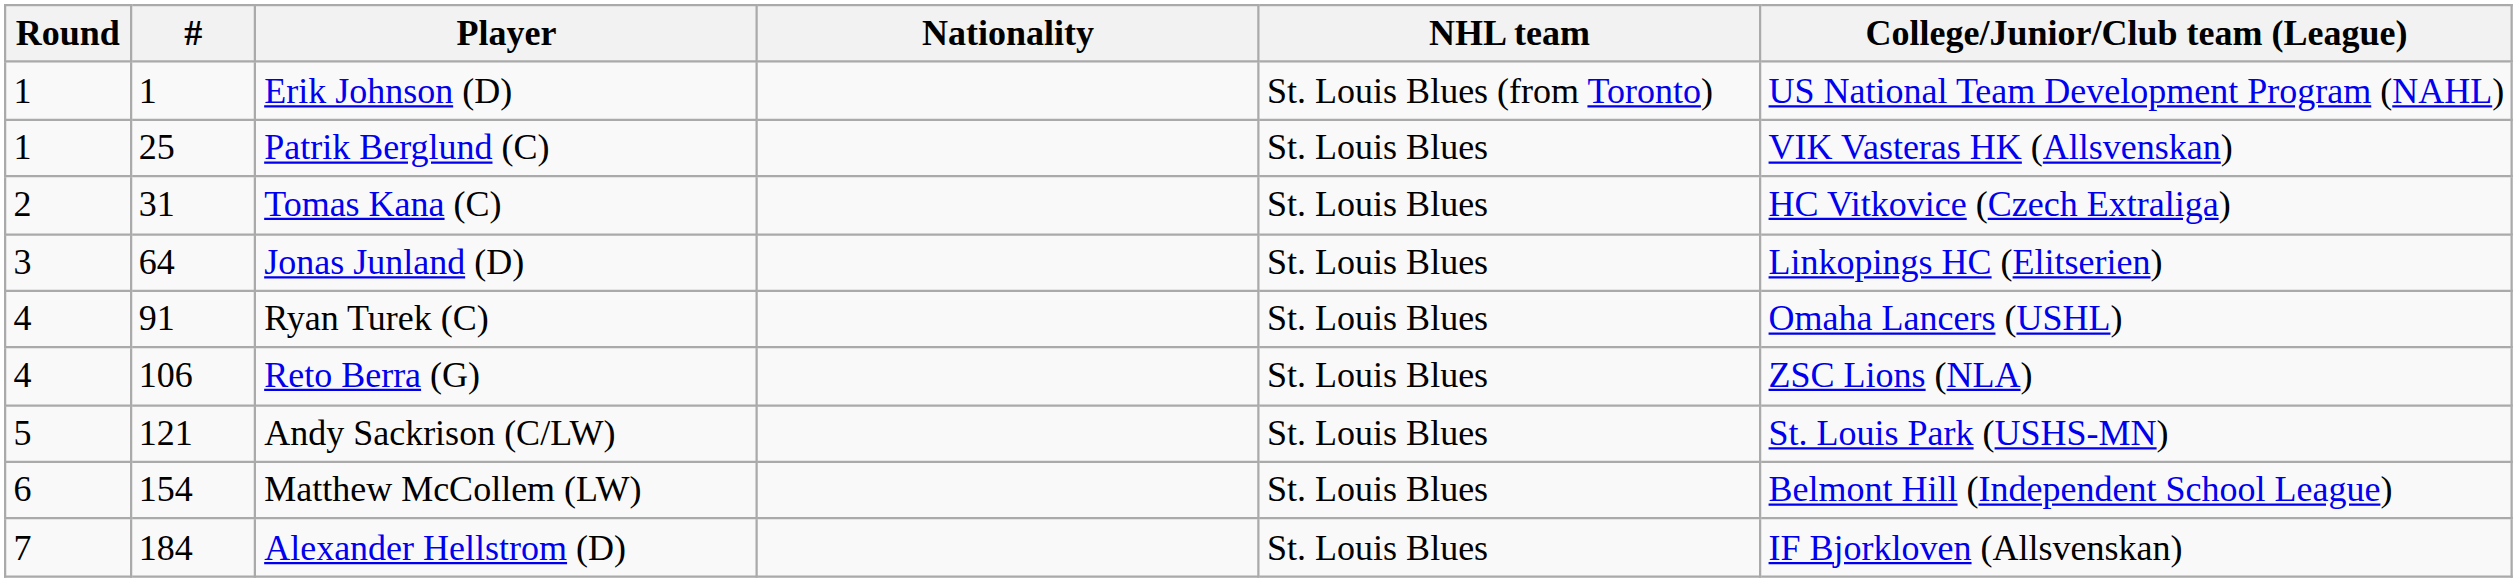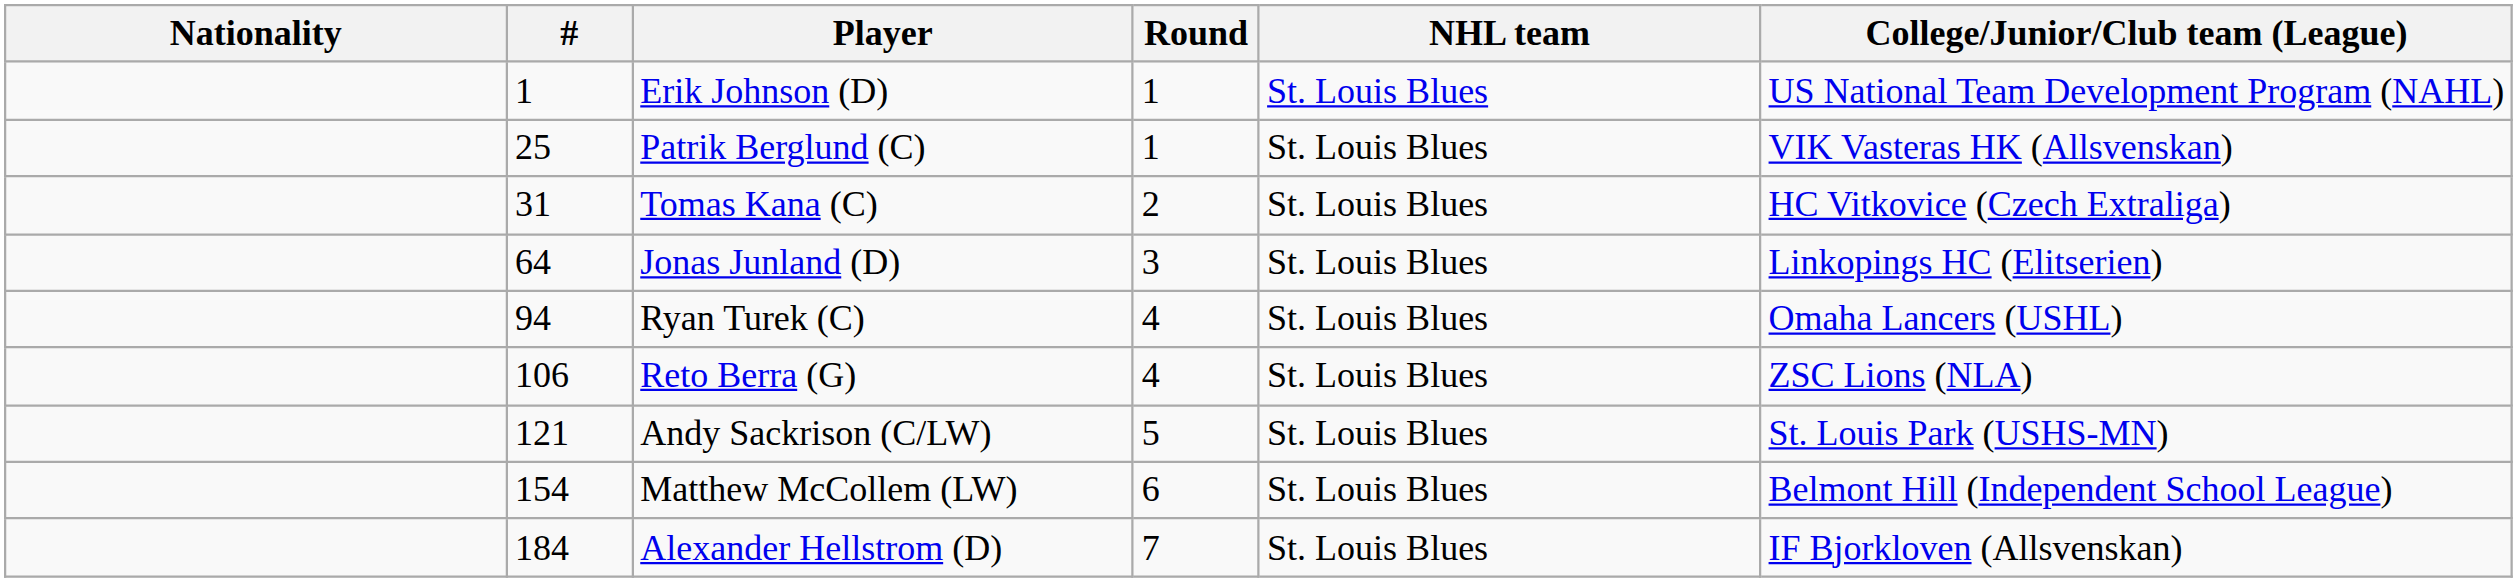columns swapped: (68, 33) <-> (1008, 33)
(1490, 90) St. Louis Blues (from Toronto) -> (1378, 90) St. Louis Blues
(157, 318) 91 -> (533, 318) 94
